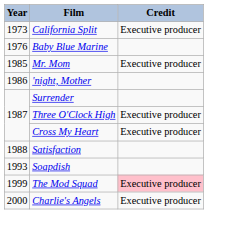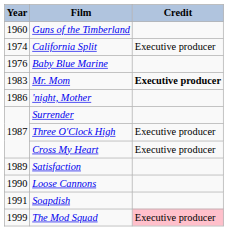+ row: (81, 30)
(17, 30) 1973 -> (17, 47) 1974
(17, 64) 1985 -> (17, 81) 1983
(161, 64) normal -> (178, 81) bold
(17, 149) 1988 -> (17, 166) 1989
+ row: (64, 183)
(17, 166) 1993 -> (17, 200) 1991
- row: (66, 200)
